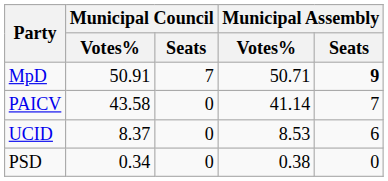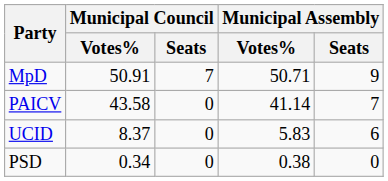(375, 76) bold -> (375, 76) normal
(295, 133) 8.53 -> (295, 133) 5.83
